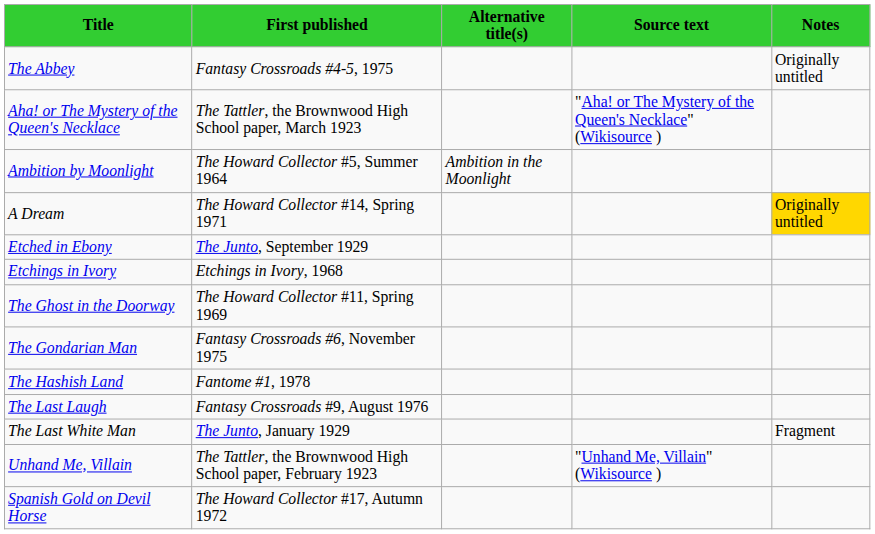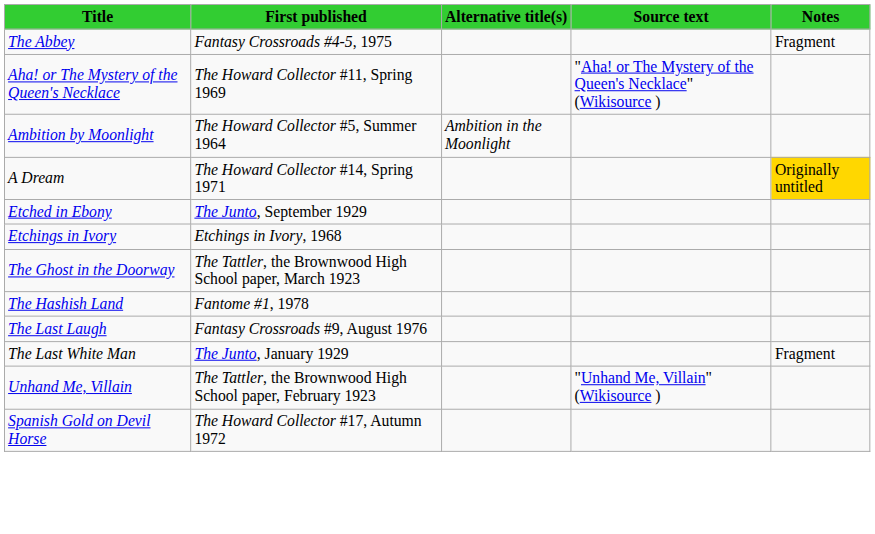(807, 68) Originally untitled -> (805, 41) Fragment
(302, 119) The Tattler, the Brownwood High School paper, March 1923 -> (303, 84) The Howard Collector #11, Spring 1969
(305, 305) The Howard Collector #11, Spring 1969 -> (301, 270) The Tattler, the Brownwood High School paper, March 1923
- row: (73, 348)
